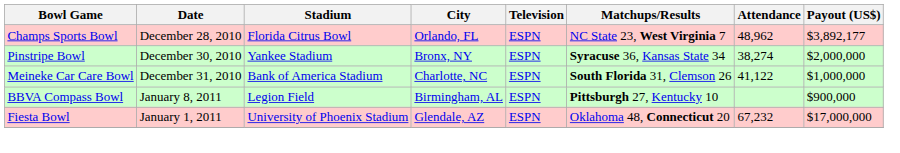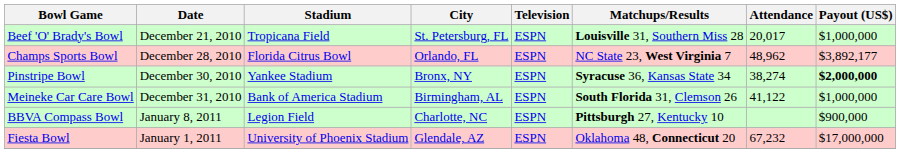+ row: (65, 35)
(836, 55) normal -> (848, 76) bold
(451, 76) Charlotte, NC -> (459, 96) Birmingham, AL
(459, 96) Birmingham, AL -> (451, 117) Charlotte, NC
